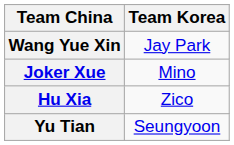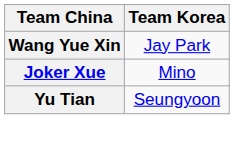- row: (65, 99)
